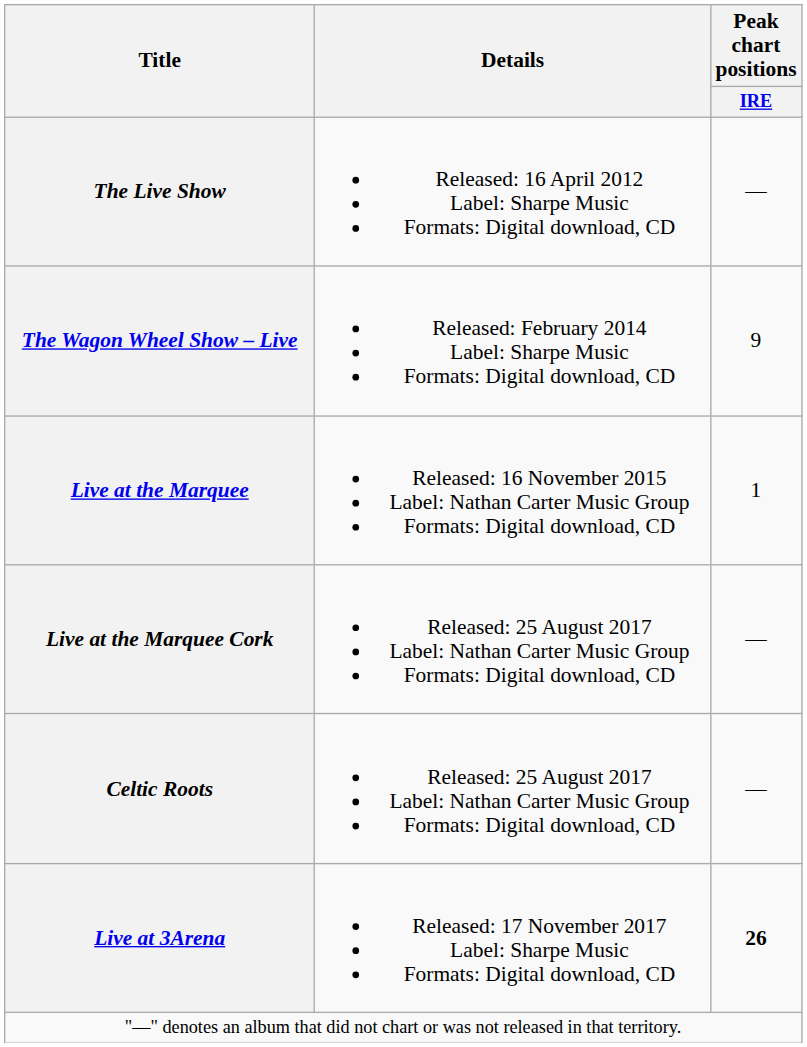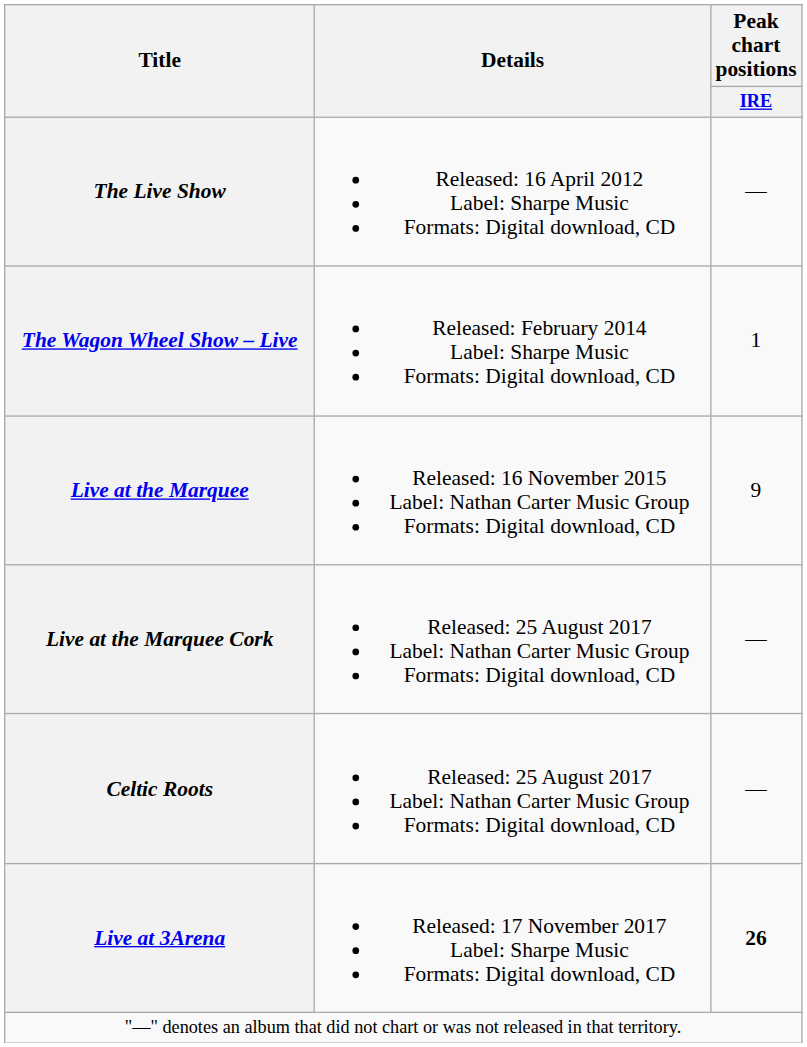(756, 340) 9 -> (756, 340) 1
(756, 489) 1 -> (756, 489) 9
